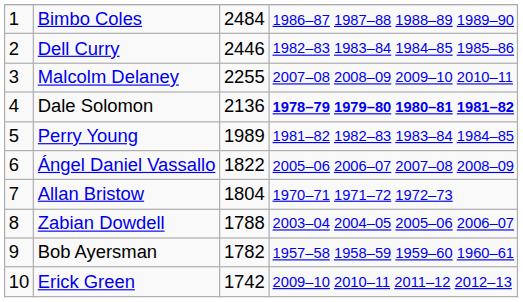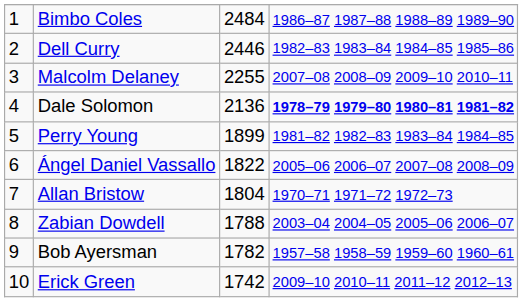(244, 135) 1989 -> (244, 135) 1899
